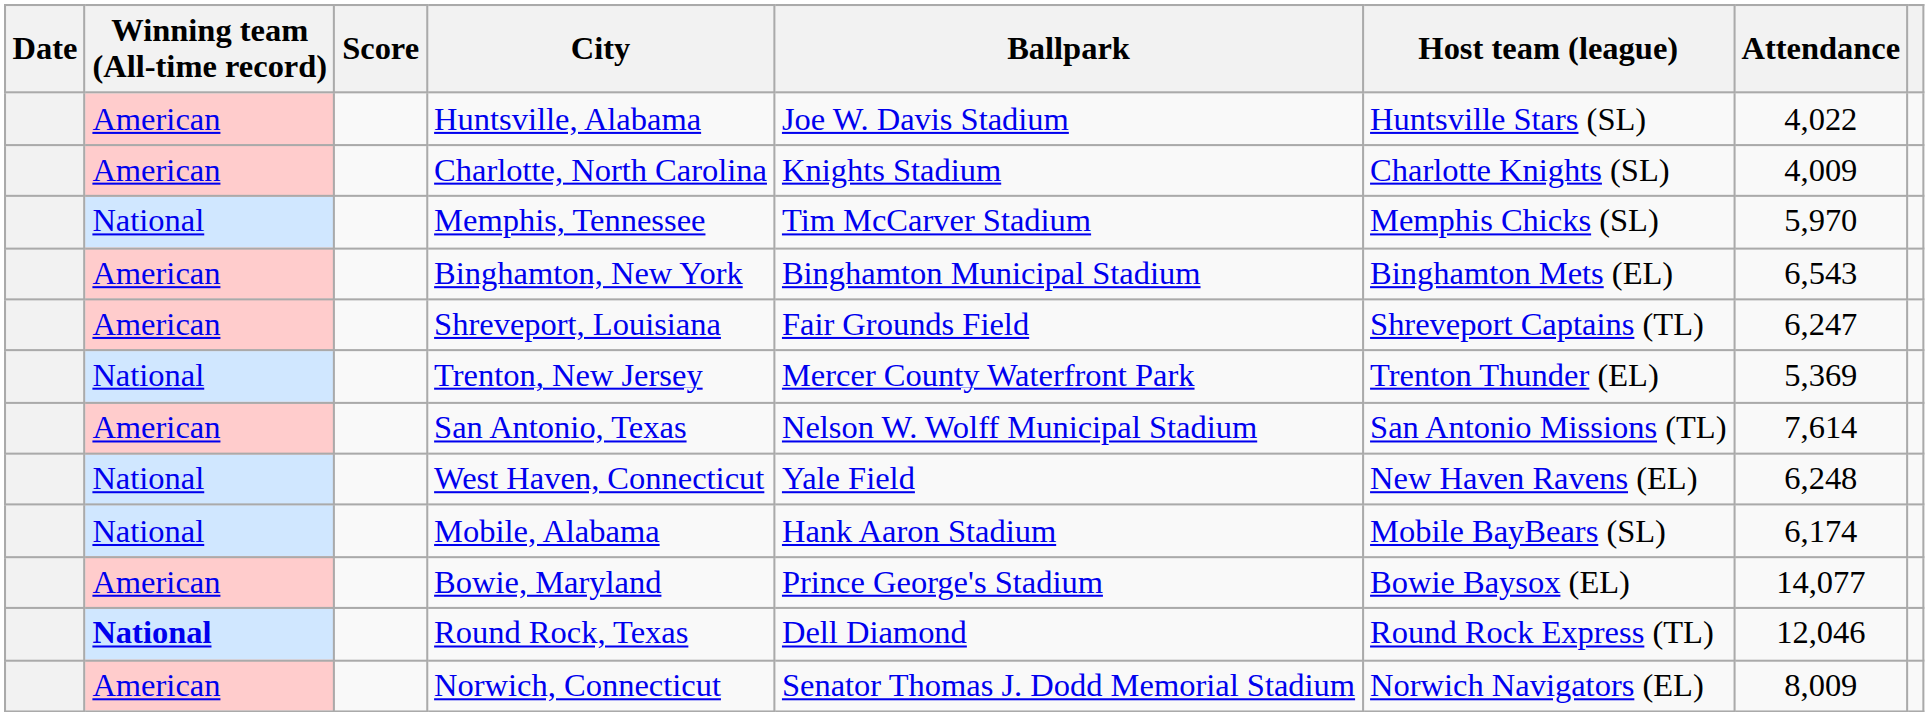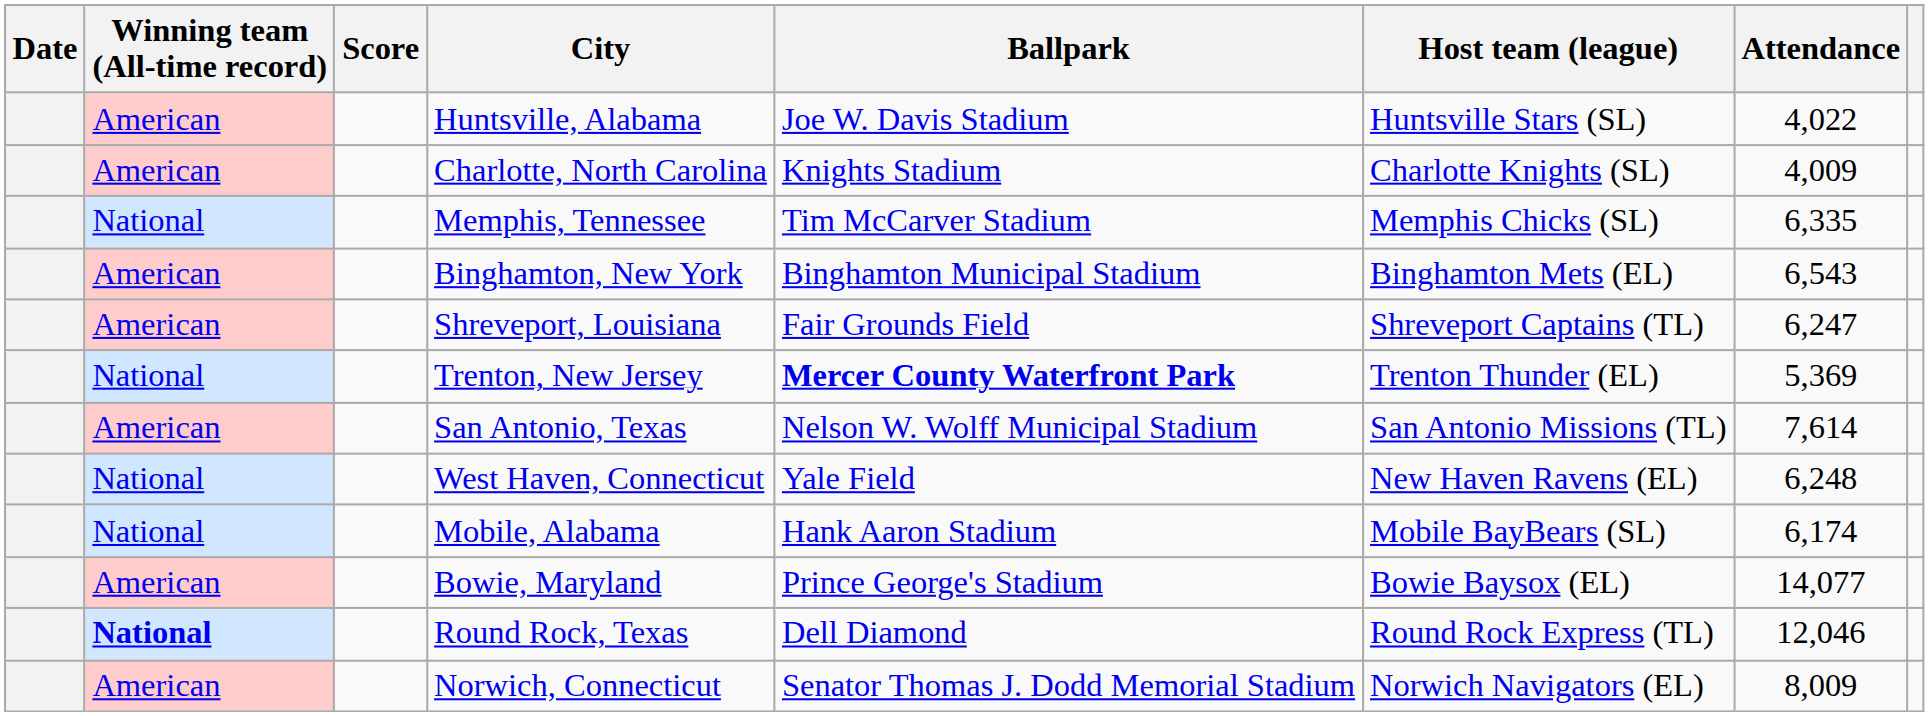(1821, 221) 5,970 -> (1821, 221) 6,335
(988, 375) normal -> (1009, 375) bold
